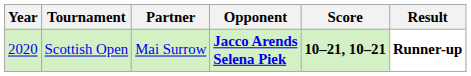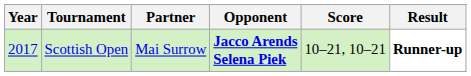(23, 50) 2020 -> (23, 50) 2017
(345, 50) bold -> (345, 50) normal
